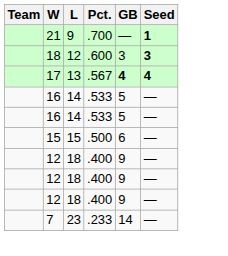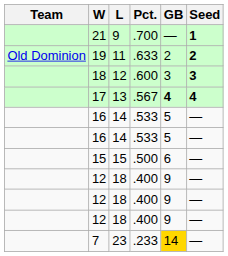+ row: (99, 55)
(125, 220) no background -> (171, 240) gold background
